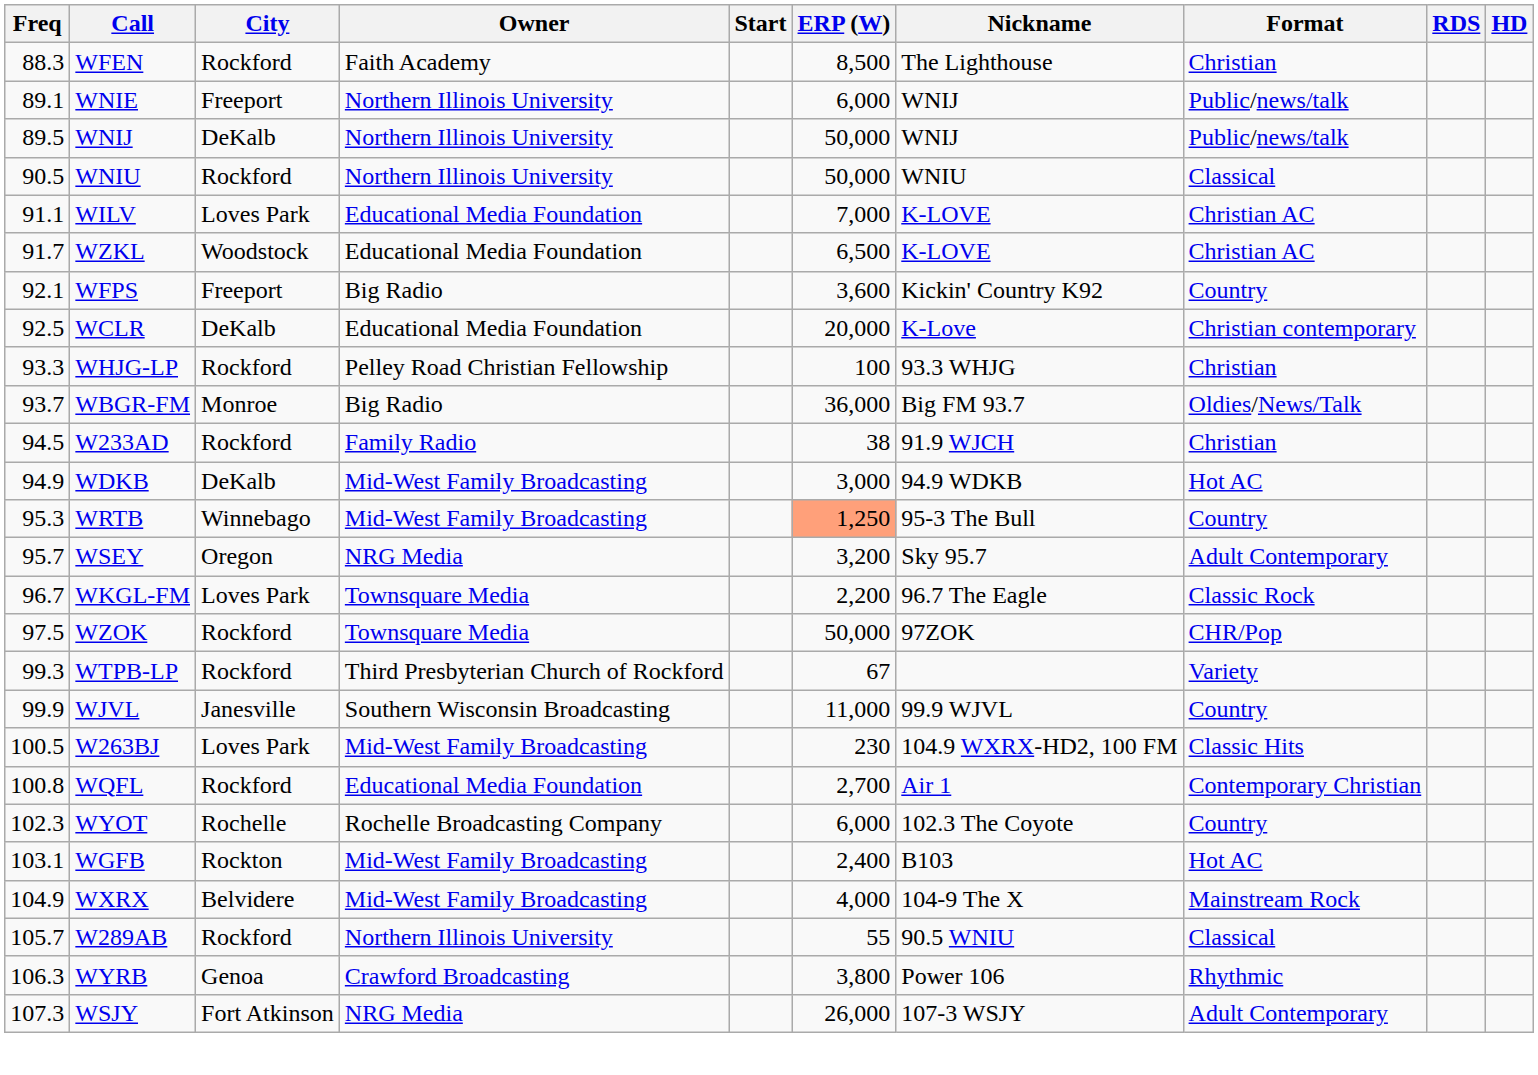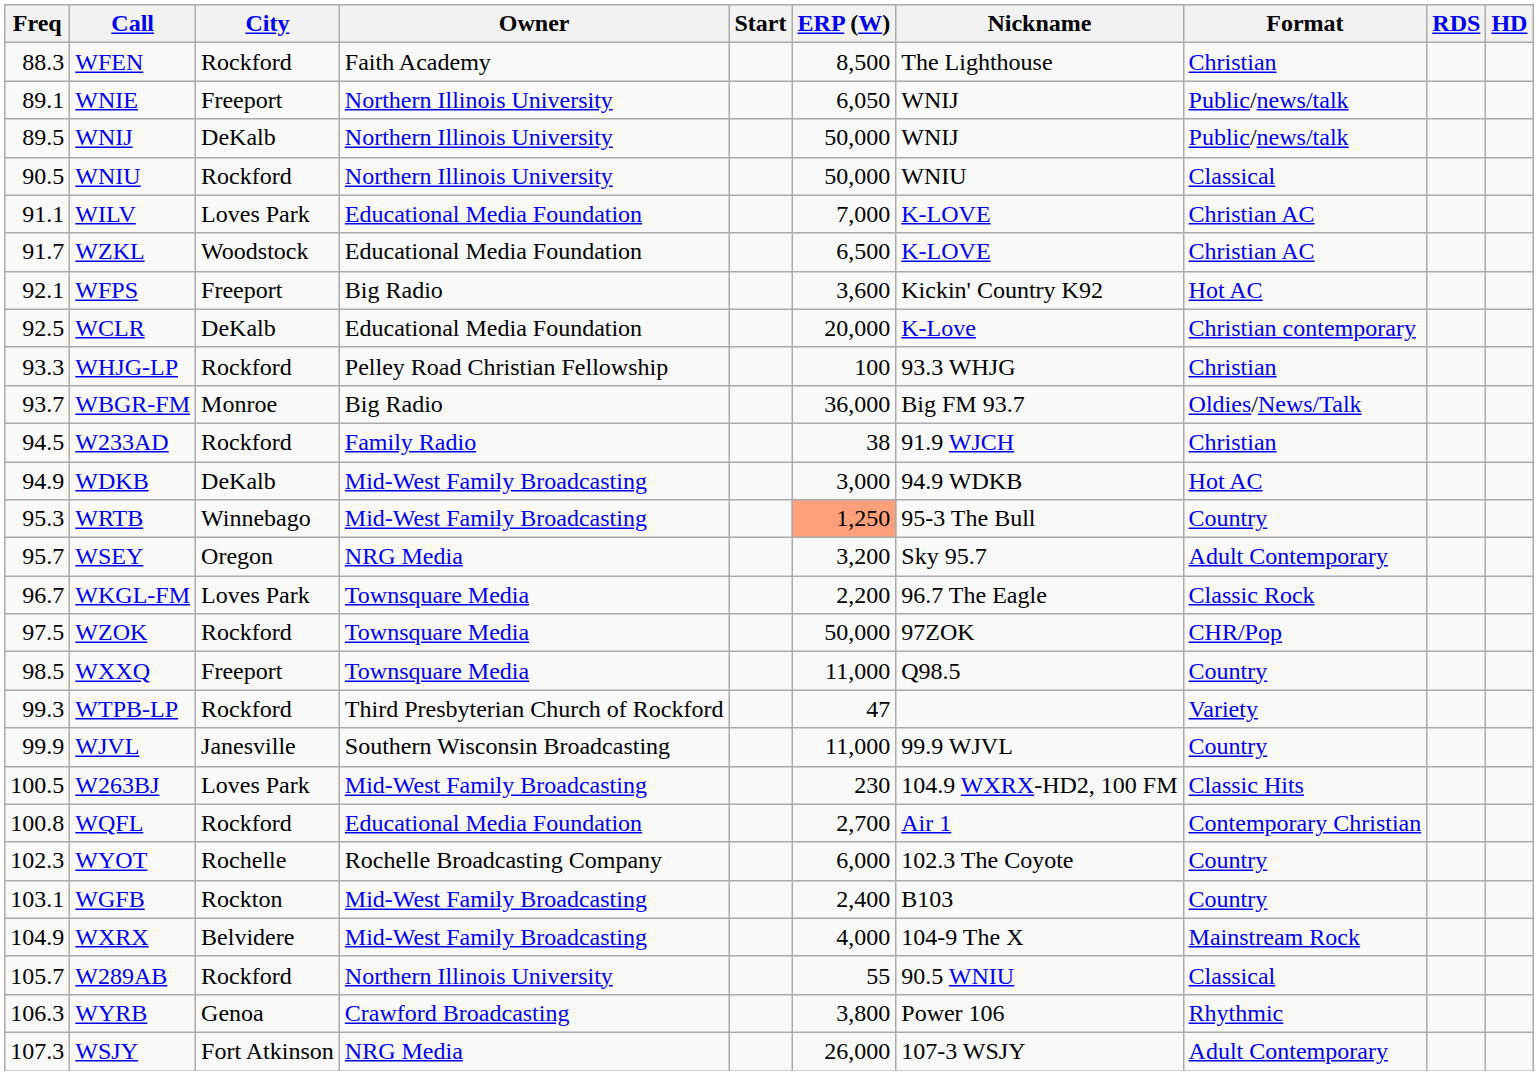(863, 99) 6,000 -> (863, 99) 6,050
(1228, 289) Country -> (1226, 289) Hot AC
+ row: (113, 670)
(878, 670) 67 -> (878, 708) 47
(1226, 860) Hot AC -> (1228, 898) Country
